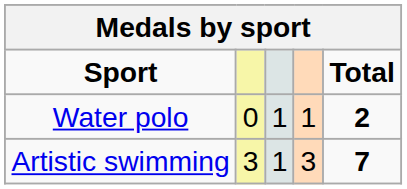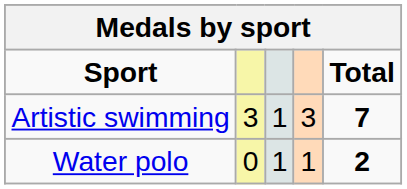rows swapped: (121, 162) <-> (121, 117)
